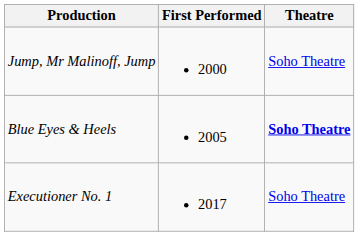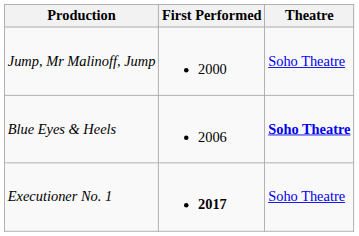(212, 137) 2005 -> (212, 137) 2006
(212, 205) normal -> (212, 205) bold
